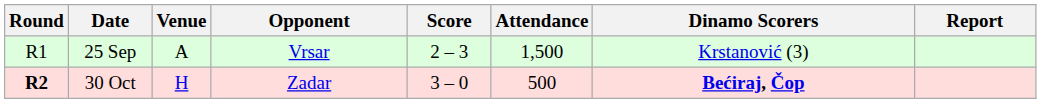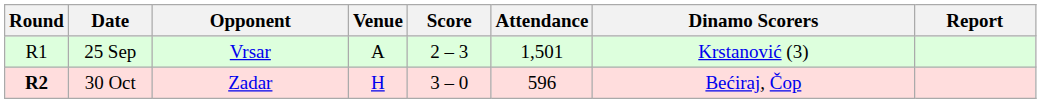columns swapped: (182, 20) <-> (309, 20)
(542, 51) 1,500 -> (542, 51) 1,501
(542, 83) 500 -> (542, 83) 596
(753, 83) bold -> (753, 83) normal
